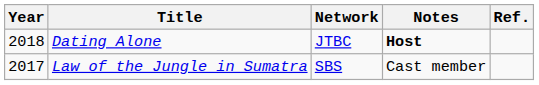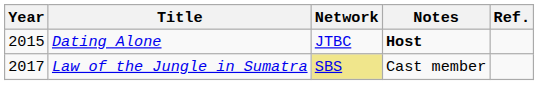(26, 42) 2018 -> (26, 42) 2015
(328, 67) no background -> (328, 67) khaki background
